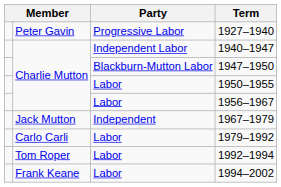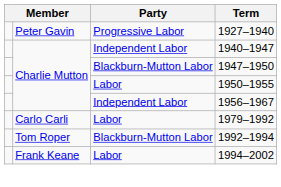(108, 102) Labor -> (140, 102) Independent Labor
- row: (246, 119)
(108, 155) Labor -> (153, 137) Blackburn-Mutton Labor
